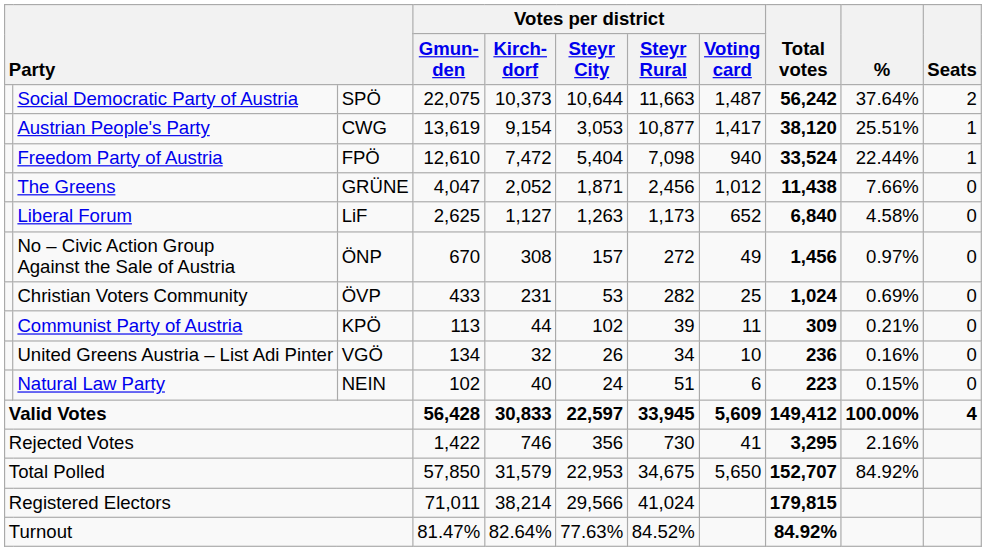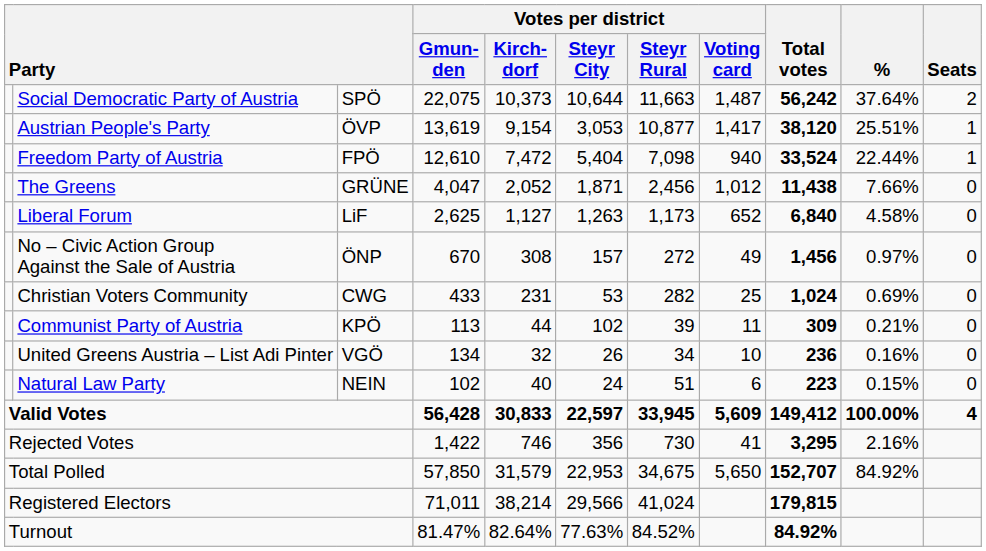(364, 128) CWG -> (361, 128) ÖVP
(361, 296) ÖVP -> (364, 296) CWG
